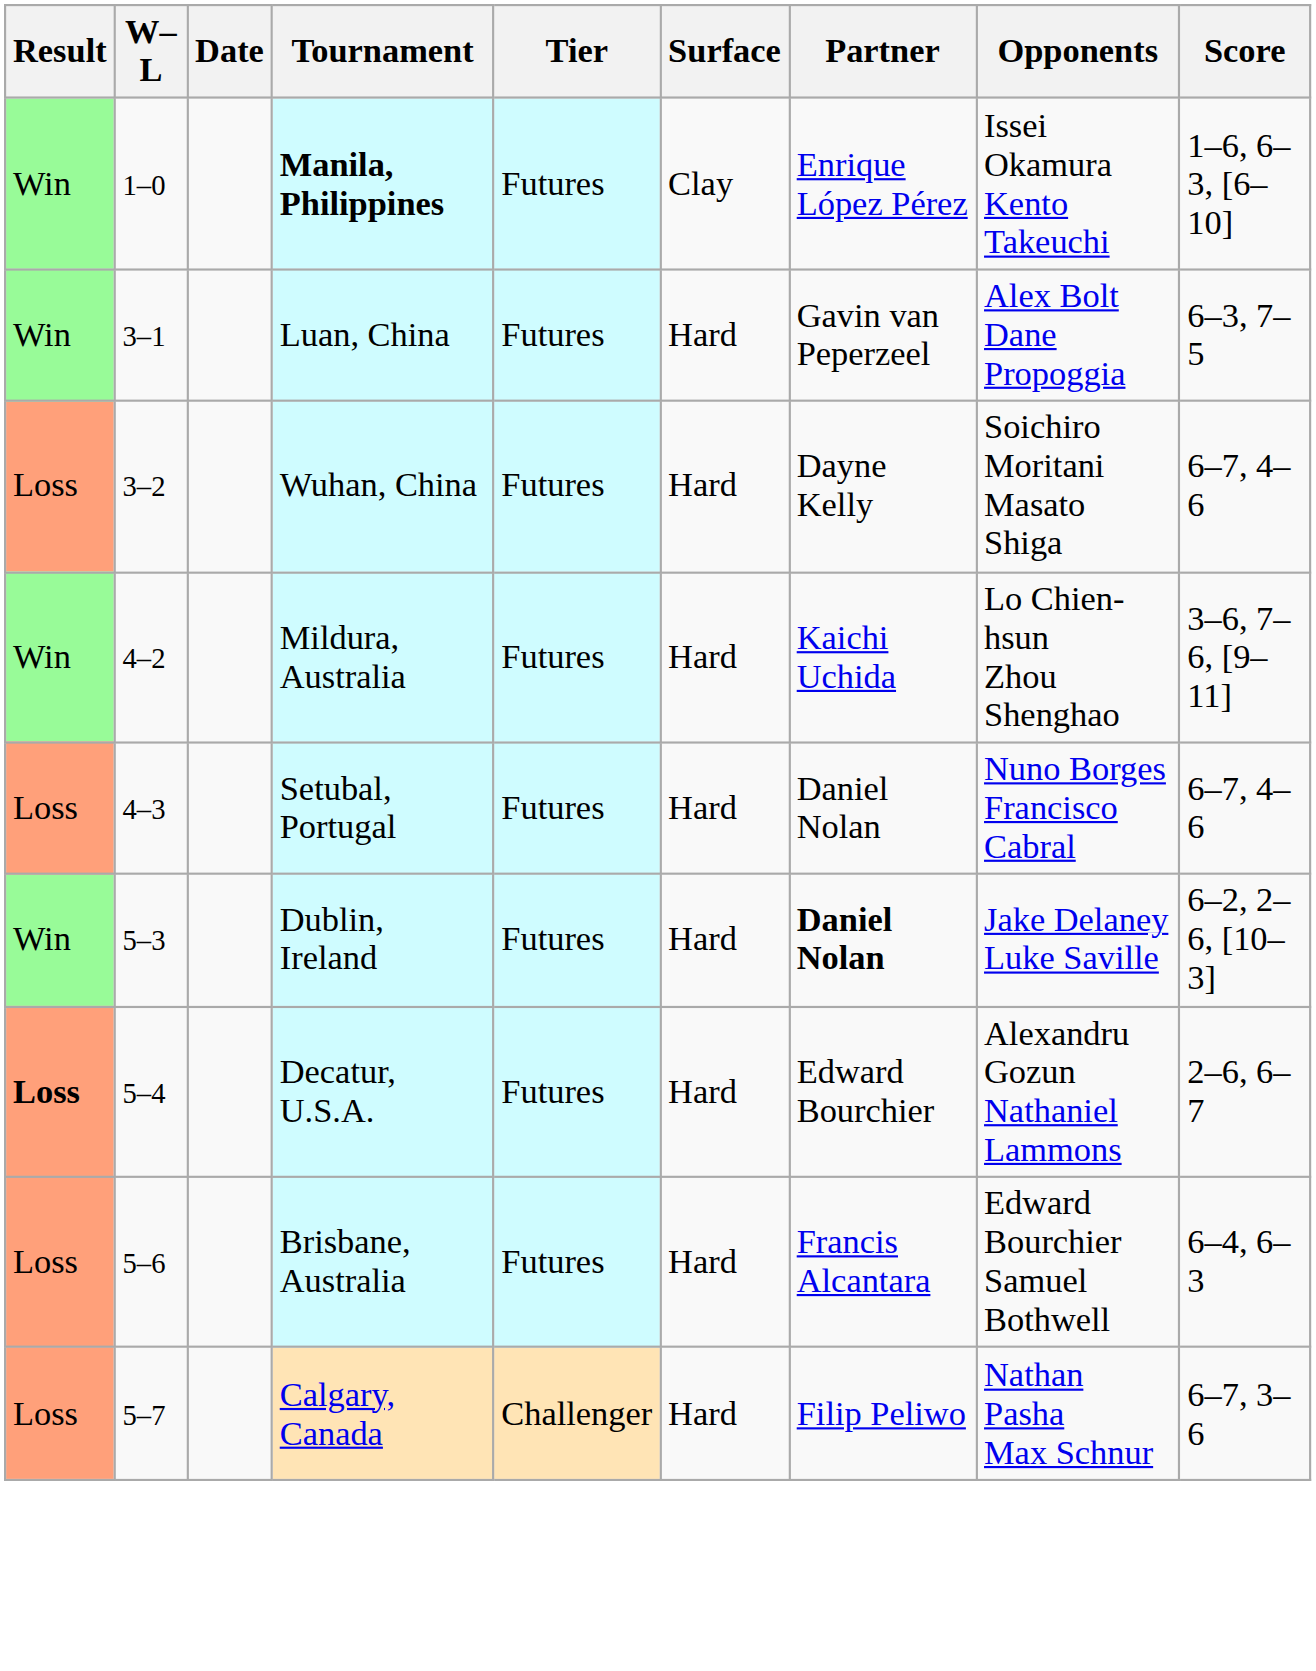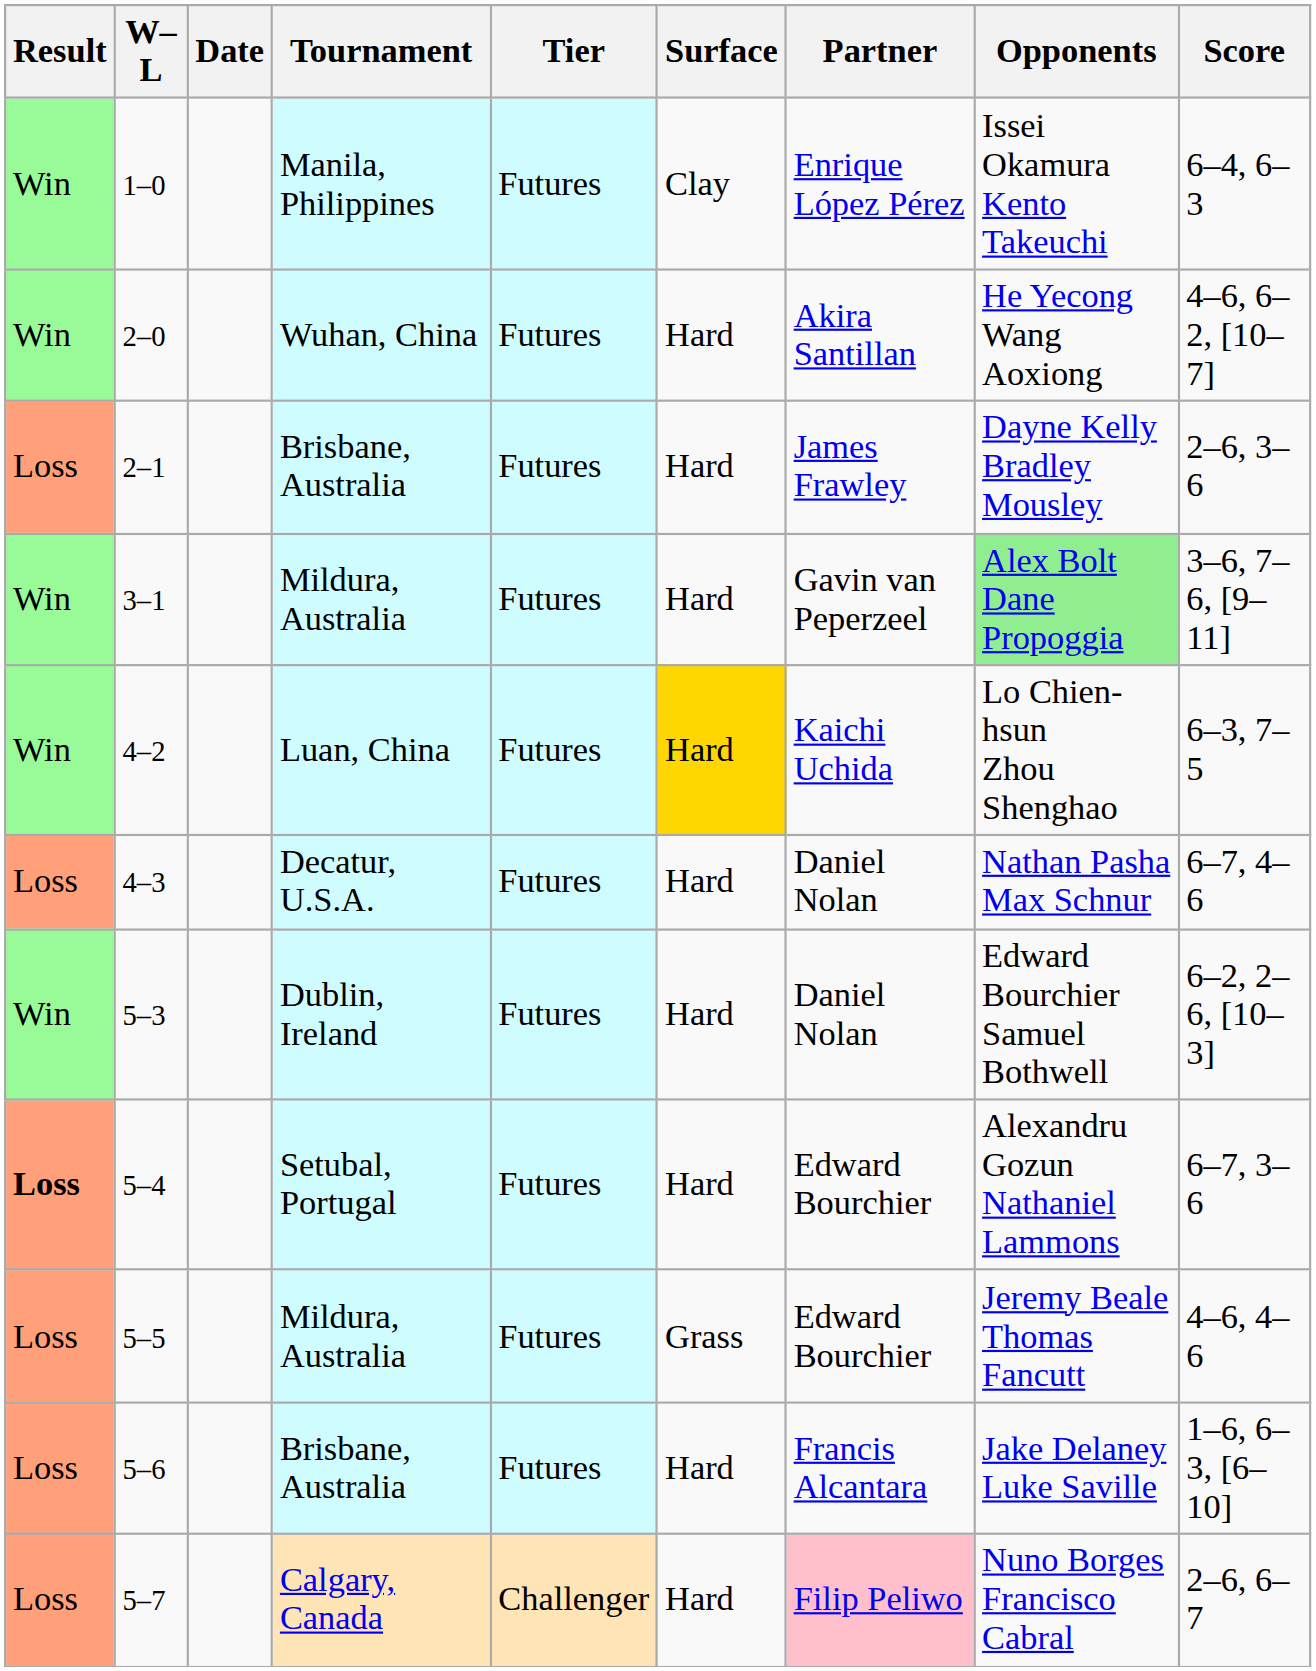(362, 183) bold -> (357, 183) normal
(1239, 183) 1–6, 6–3, [6–10] -> (1238, 183) 6–4, 6–3
+ row: (144, 336)
+ row: (144, 468)
(365, 334) Luan, China -> (343, 598) Mildura, Australia
(1055, 334) no background -> (1053, 598) lightgreen background
(1239, 334) 6–3, 7–5 -> (1238, 598) 3–6, 7–6, [9–11]
- row: (144, 487)
(343, 656) Mildura, Australia -> (365, 749) Luan, China
(702, 656) no background -> (699, 749) gold background
(1239, 656) 3–6, 7–6, [9–11] -> (1238, 749) 6–3, 7–5
(338, 807) Setubal, Portugal -> (338, 881) Decatur, U.S.A.
(1075, 807) Nuno Borges Francisco Cabral -> (1076, 881) Nathan Pasha Max Schnur
(844, 939) bold -> (840, 1013) normal
(1076, 939) Jake Delaney Luke Saville -> (1051, 1013) Edward Bourchier Samuel Bothwell
(338, 1090) Decatur, U.S.A. -> (338, 1184) Setubal, Portugal
(1239, 1090) 2–6, 6–7 -> (1238, 1184) 6–7, 3–6
+ row: (144, 1337)
(1053, 1261) Edward Bourchier Samuel Bothwell -> (1074, 1467) Jake Delaney Luke Saville
(1239, 1261) 6–4, 6–3 -> (1238, 1467) 1–6, 6–3, [6–10]
(881, 1412) no background -> (878, 1599) pink background
(1069, 1412) Nathan Pasha Max Schnur -> (1073, 1599) Nuno Borges Francisco Cabral
(1239, 1412) 6–7, 3–6 -> (1238, 1599) 2–6, 6–7
